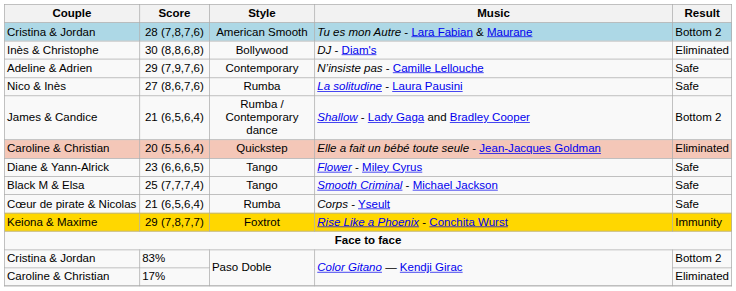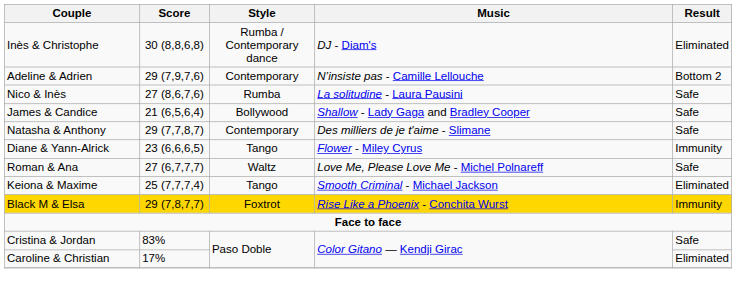- row: (174, 31)
(262, 50) Bollywood -> (262, 44) Rumba / Contemporary dance
(687, 68) Safe -> (698, 76) Bottom 2
(262, 117) Rumba / Contemporary dance -> (262, 112) Bollywood
(698, 117) Bottom 2 -> (687, 112) Safe
+ row: (174, 130)
- row: (174, 149)
(687, 167) Safe -> (699, 149) Immunity
+ row: (174, 167)
(46, 185) Black M & Elsa -> (52, 185) Keiona & Maxime
(687, 185) Safe -> (702, 185) Eliminated
- row: (174, 203)
(52, 222) Keiona & Maxime -> (46, 203) Black M & Elsa
(698, 258) Bottom 2 -> (687, 240) Safe
